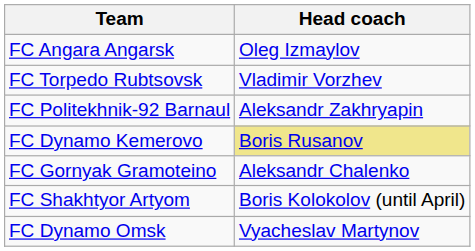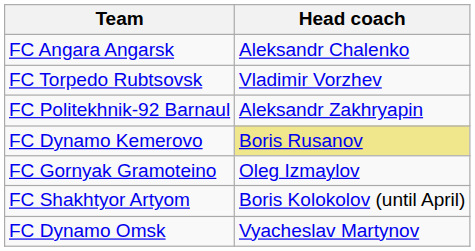(299, 49) Oleg Izmaylov -> (324, 49) Aleksandr Chalenko
(324, 170) Aleksandr Chalenko -> (299, 170) Oleg Izmaylov
